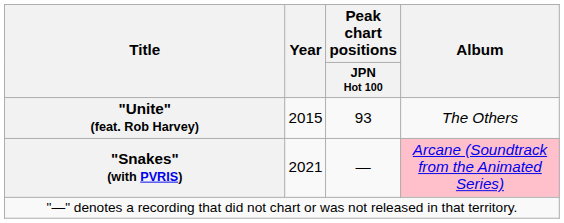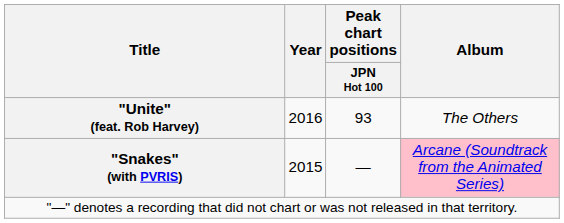(305, 118) 2015 -> (305, 118) 2016
(305, 167) 2021 -> (305, 167) 2015
